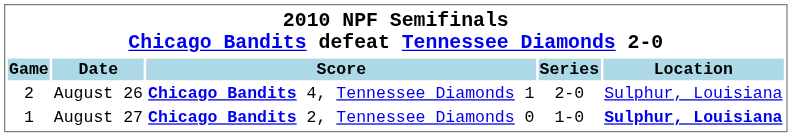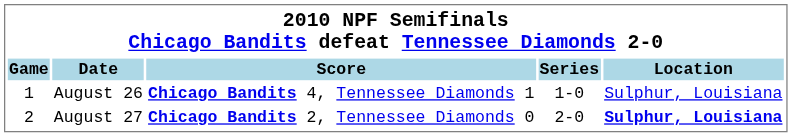(29, 94) 2 -> (29, 94) 1
(569, 94) 2-0 -> (569, 94) 1-0
(29, 118) 1 -> (29, 118) 2
(569, 118) 1-0 -> (569, 118) 2-0
